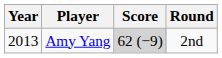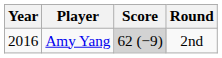(23, 40) 2013 -> (23, 40) 2016
